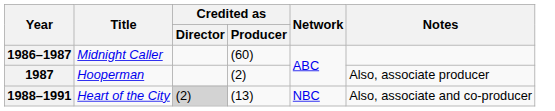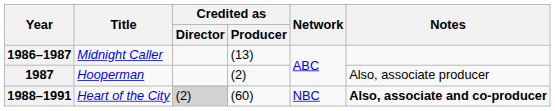(242, 55) (60) -> (242, 55) (13)
(242, 95) (13) -> (242, 95) (60)
(441, 95) normal -> (448, 95) bold
